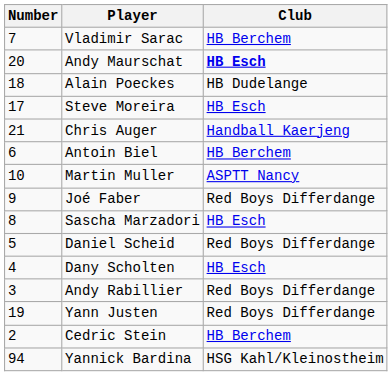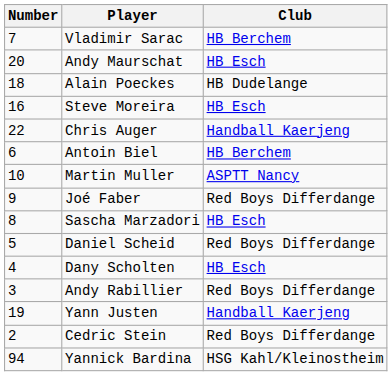(236, 62) bold -> (236, 62) normal
(16, 108) 17 -> (16, 108) 16
(16, 130) 21 -> (16, 130) 22
(291, 313) Red Boys Differdange -> (278, 313) Handball Kaerjeng
(249, 336) HB Berchem -> (291, 336) Red Boys Differdange
